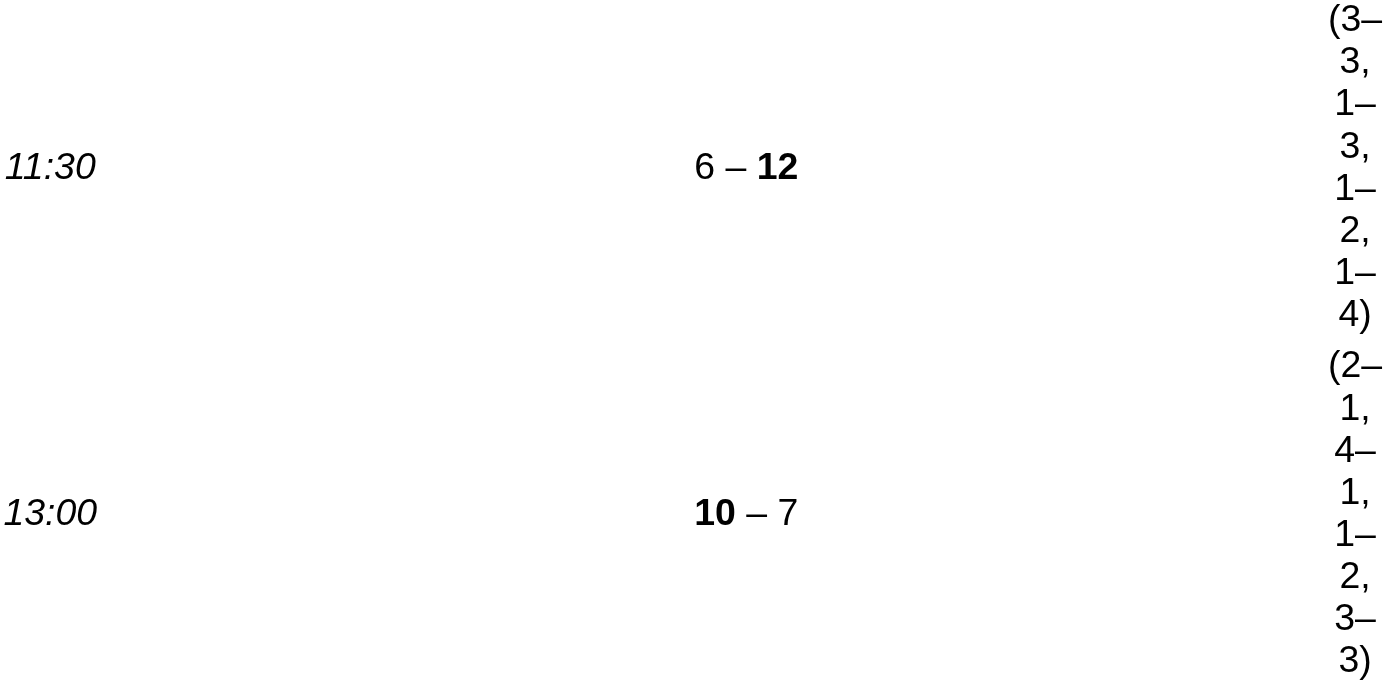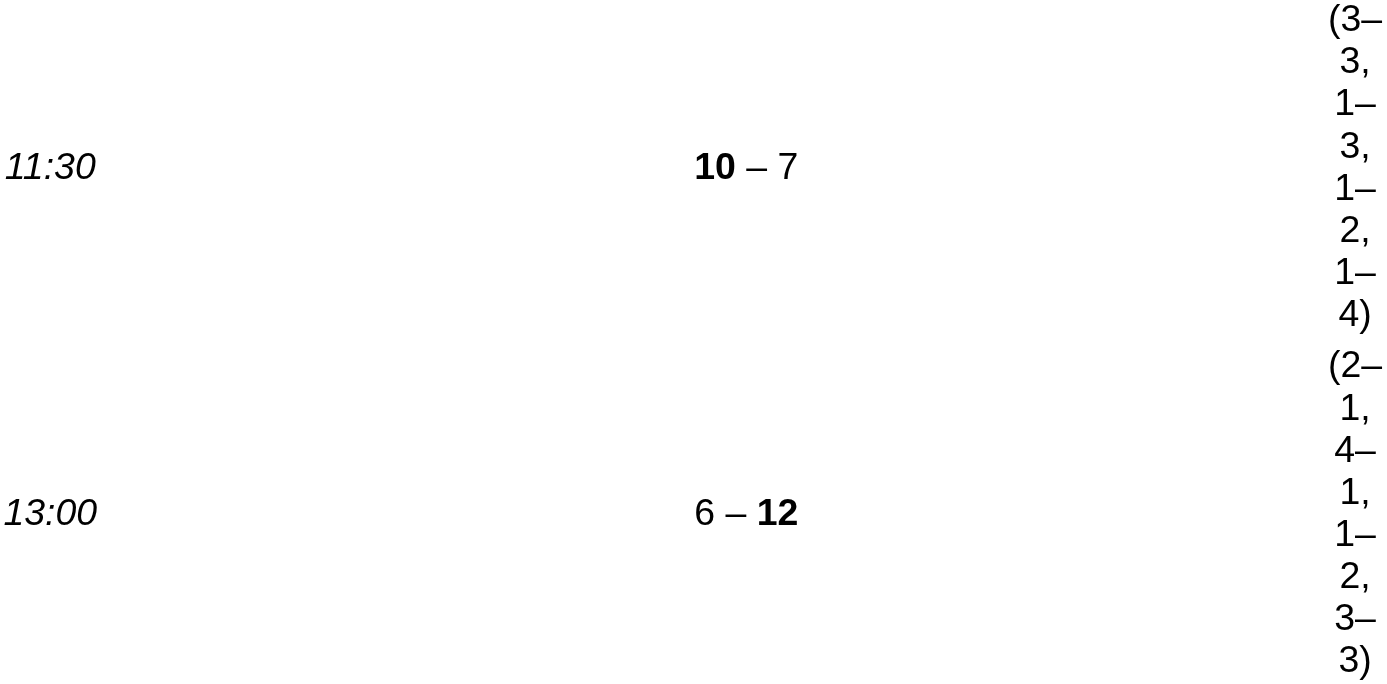(746, 166) 6 – 12 -> (746, 166) 10 – 7
(746, 512) 10 – 7 -> (746, 512) 6 – 12
